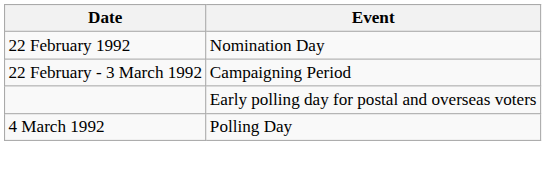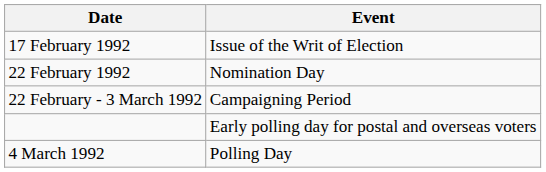+ row: (69, 45)
